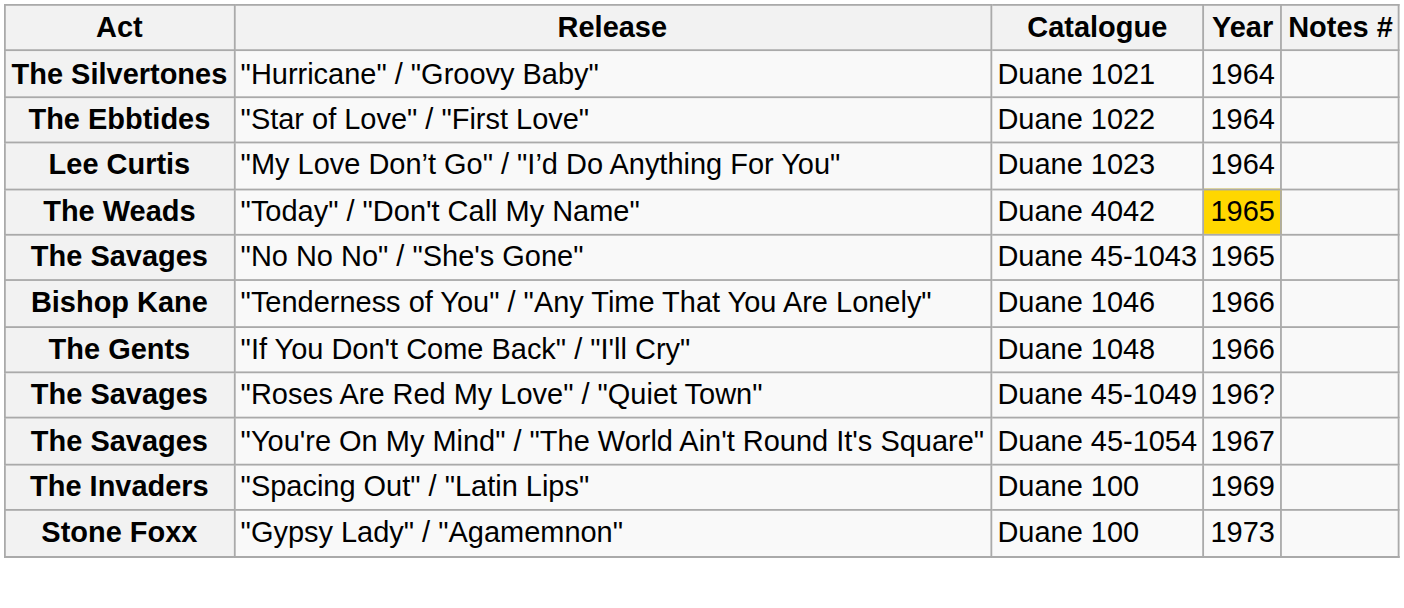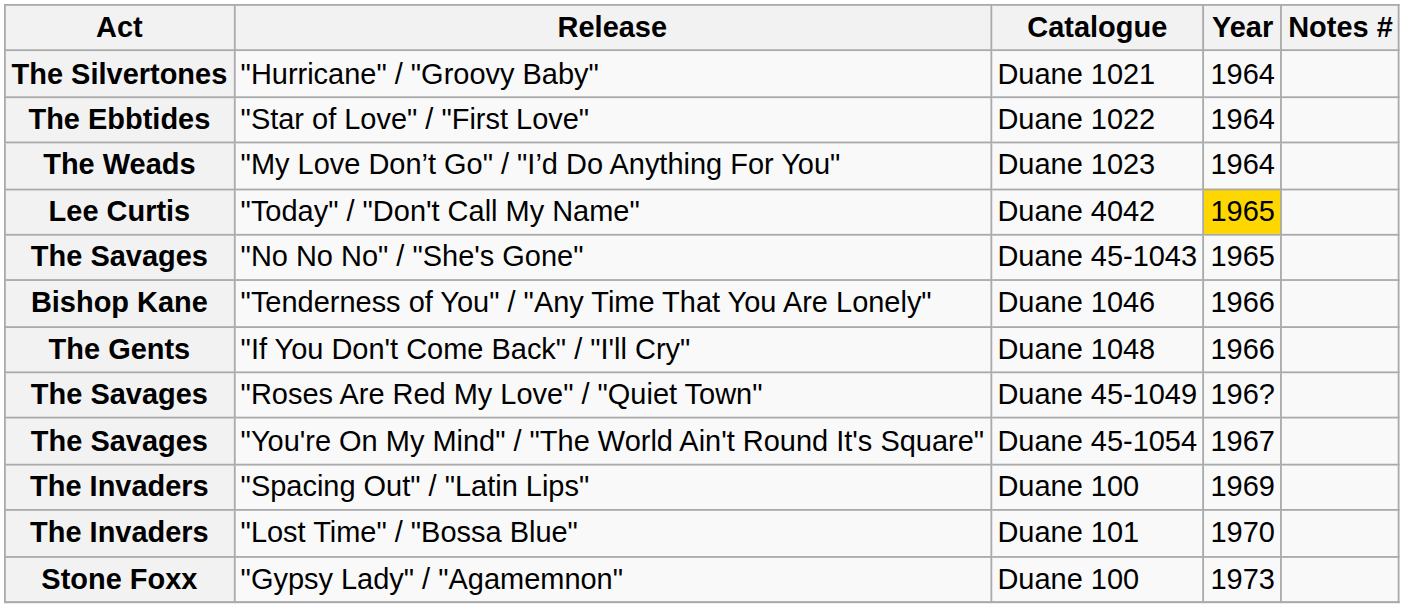(119, 165) Lee Curtis -> (119, 165) The Weads
(119, 211) The Weads -> (119, 211) Lee Curtis
+ row: (409, 532)
